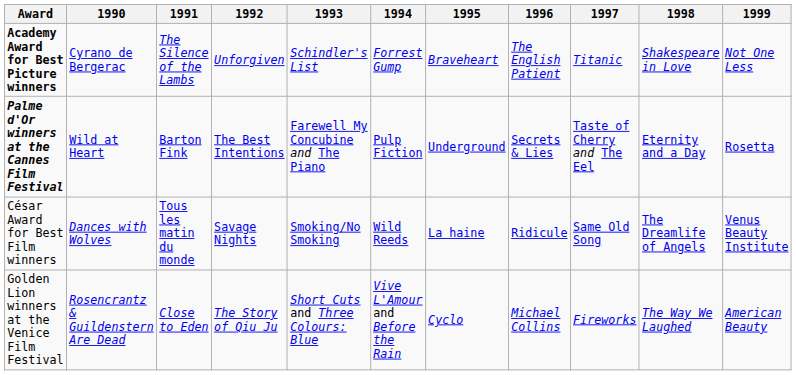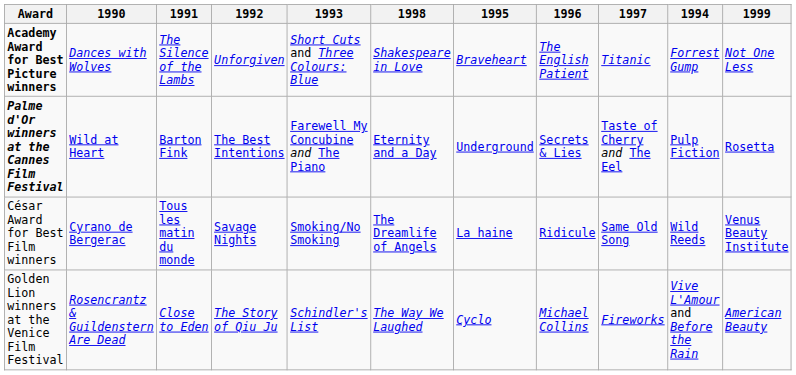columns swapped: (398, 14) <-> (681, 14)
(101, 60) Cyrano de Bergerac -> (108, 60) Dances with Wolves
(329, 60) Schindler's List -> (325, 60) Short Cuts and Three Colours: Blue
(108, 233) Dances with Wolves -> (101, 233) Cyrano de Bergerac
(325, 320) Short Cuts and Three Colours: Blue -> (329, 320) Schindler's List
